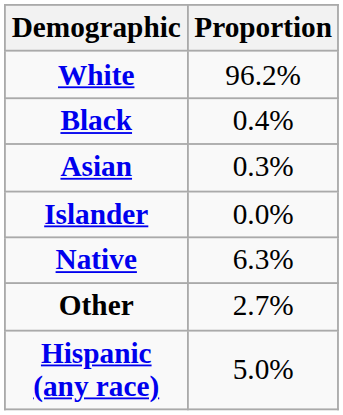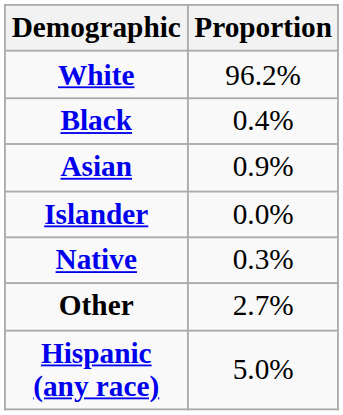(263, 167) 0.3% -> (263, 167) 0.9%
(263, 259) 6.3% -> (263, 259) 0.3%
